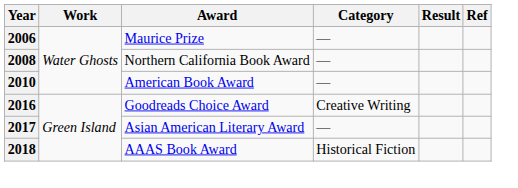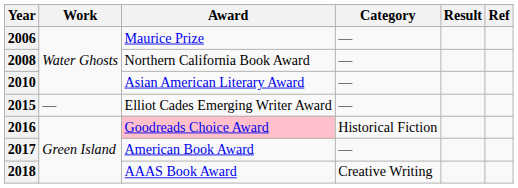(189, 82) American Book Award -> (214, 82) Asian American Literary Award
+ row: (22, 104)
(197, 104) no background -> (197, 127) pink background
(363, 104) Creative Writing -> (388, 127) Historical Fiction
(214, 127) Asian American Literary Award -> (189, 149) American Book Award
(366, 149) Historical Fiction -> (385, 171) Creative Writing
